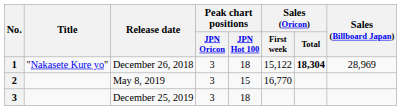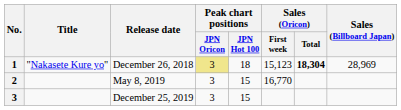(212, 64) no background -> (212, 64) khaki background
(278, 64) 15,122 -> (278, 64) 15,123
(245, 97) 18 -> (245, 97) 15
